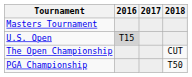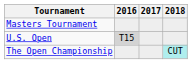(175, 52) no background -> (175, 52) paleturquoise background
- row: (47, 66)
